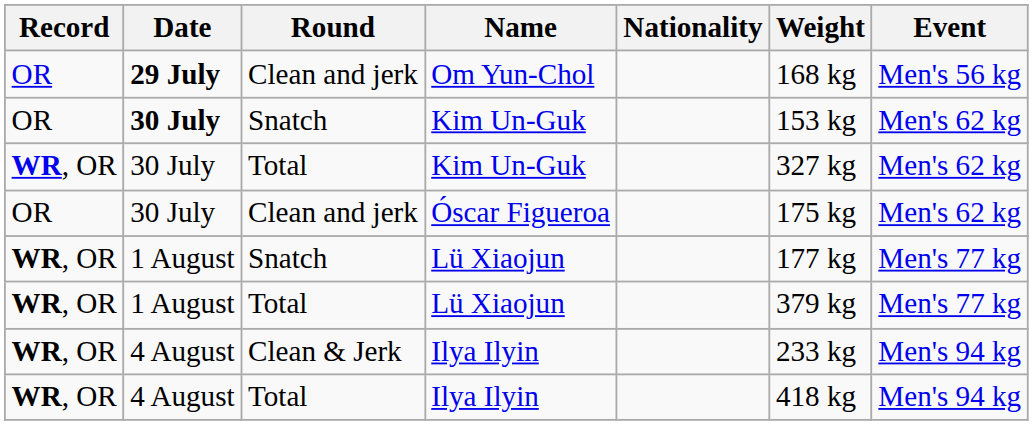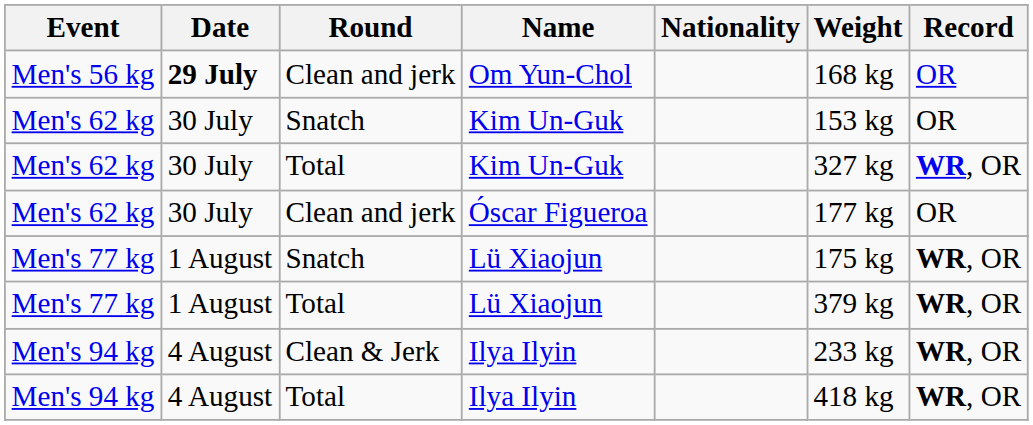columns swapped: (950, 27) <-> (64, 27)
(175, 119) bold -> (210, 119) normal
(816, 212) 175 kg -> (854, 212) 177 kg
(816, 258) 177 kg -> (854, 258) 175 kg
